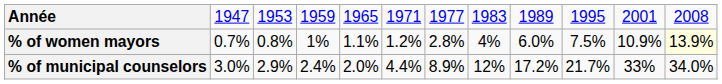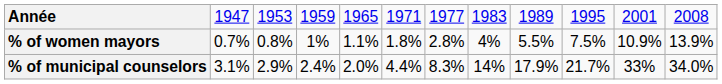(404, 41) 1.2% -> (404, 41) 1.8%
(536, 41) 6.0% -> (536, 41) 5.5%
(691, 41) lightyellow background -> (691, 41) no background
(232, 66) 3.0% -> (232, 66) 3.1%
(447, 66) 8.9% -> (447, 66) 8.3%
(489, 66) 12% -> (489, 66) 14%
(536, 66) 17.2% -> (536, 66) 17.9%
